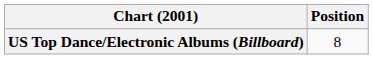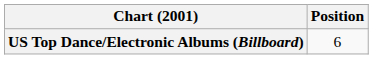(337, 41) 8 -> (337, 41) 6
